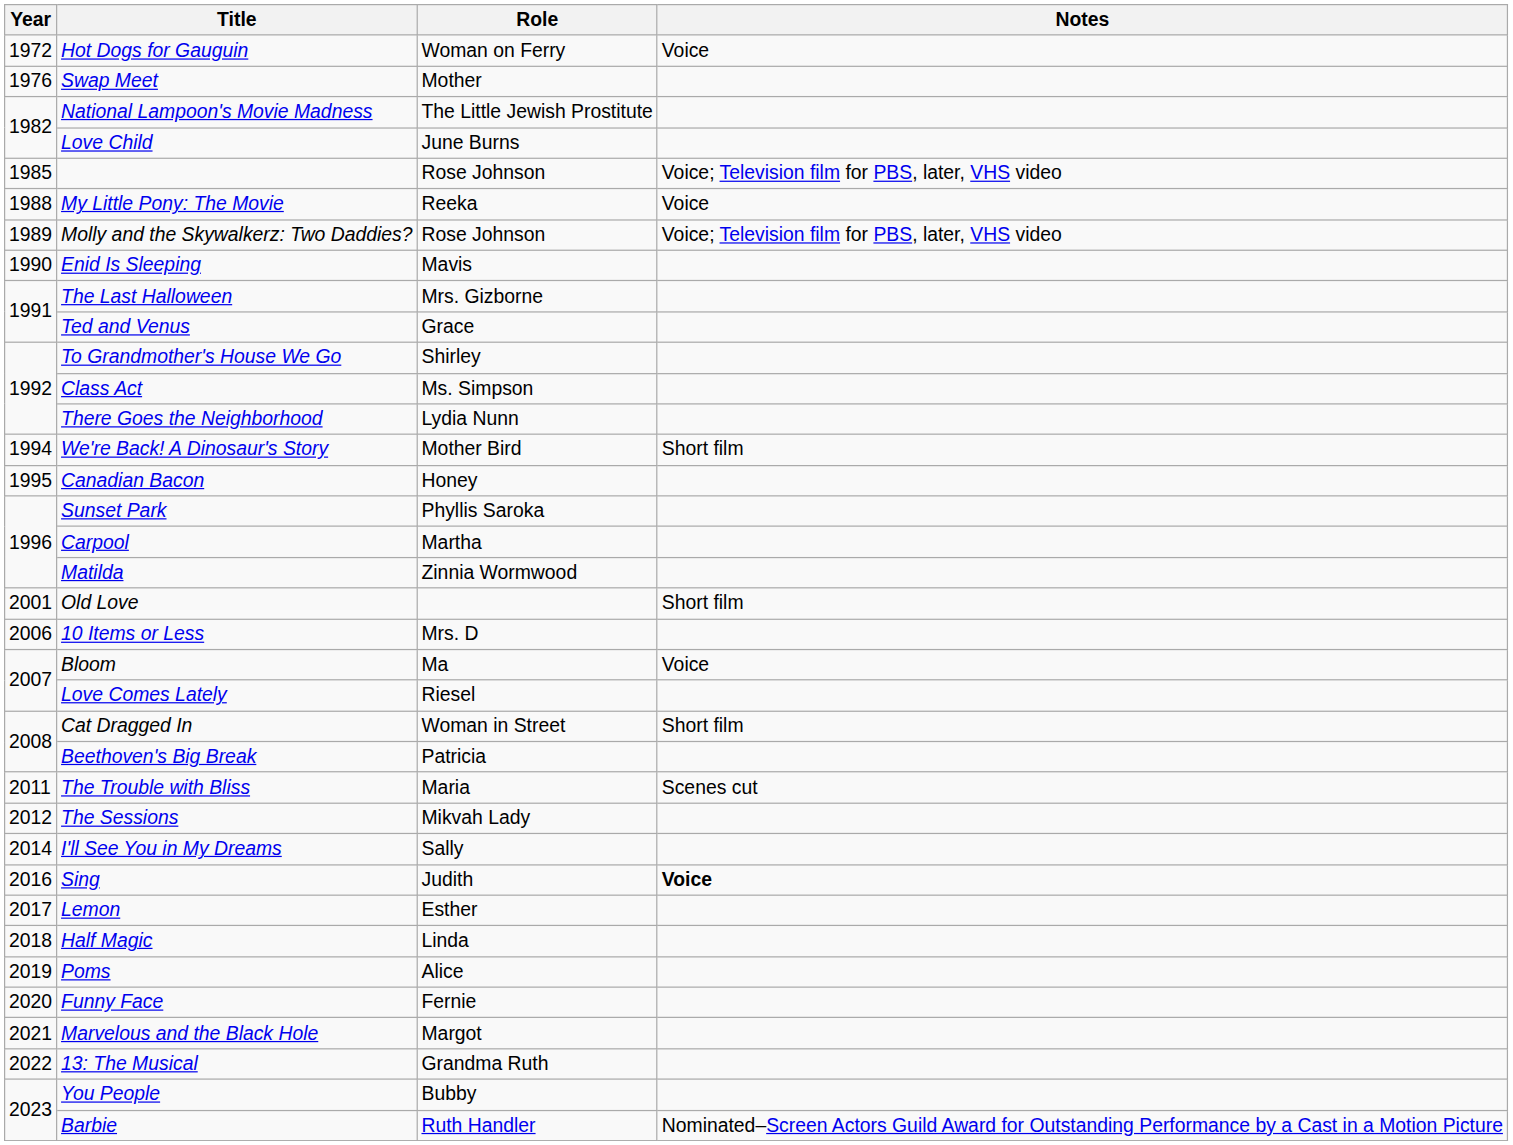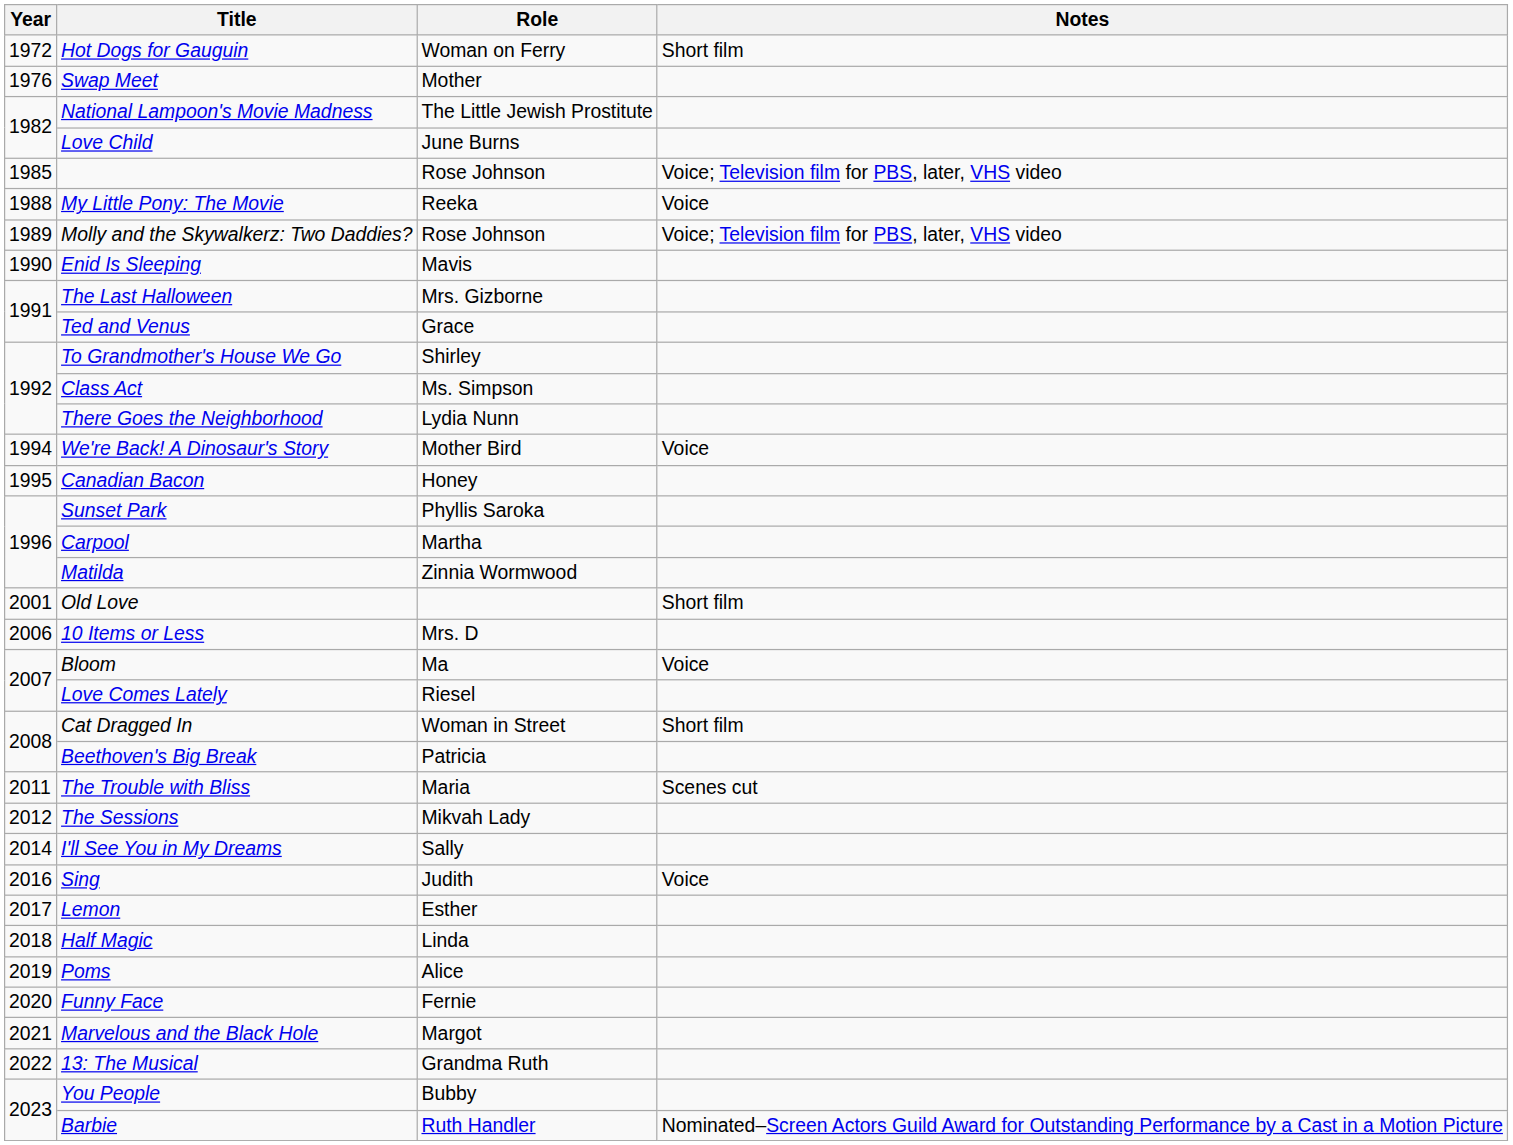(685, 50) Voice -> (703, 50) Short film
(703, 449) Short film -> (685, 449) Voice
(687, 879) bold -> (685, 879) normal
